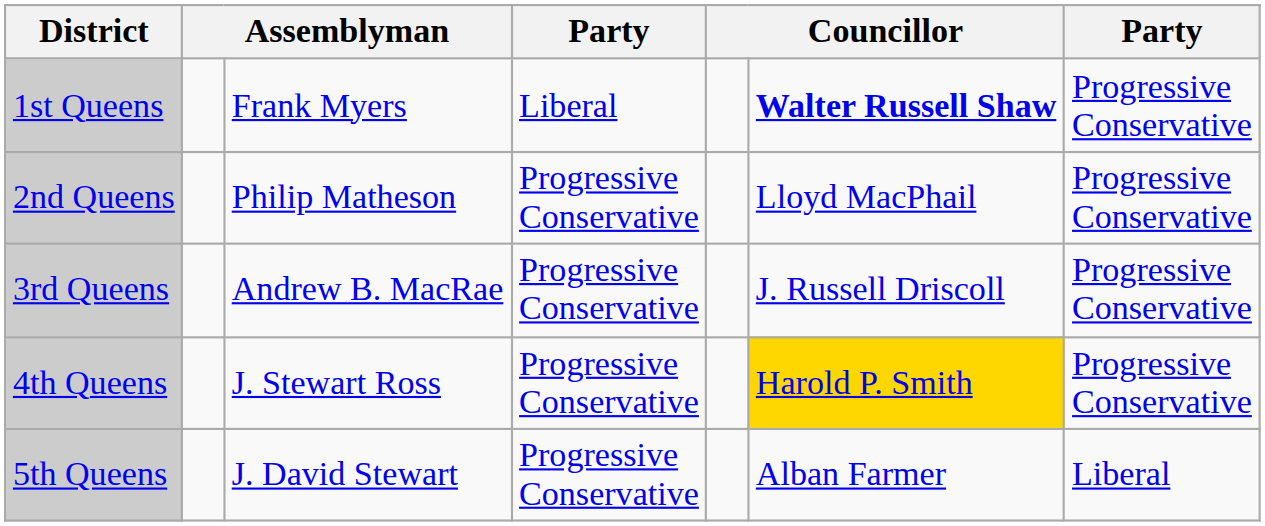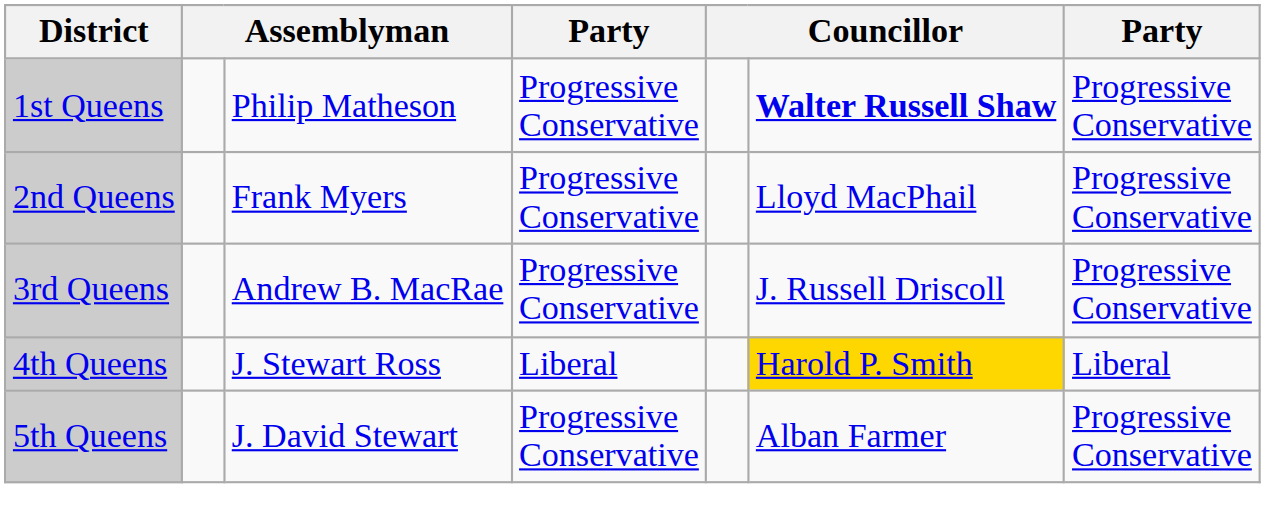(319, 104) Frank Myers -> (344, 104) Philip Matheson
(568, 104) Liberal -> (609, 104) Progressive Conservative
(344, 197) Philip Matheson -> (319, 197) Frank Myers
(609, 381) Progressive Conservative -> (568, 362) Liberal
(1162, 381) Progressive Conservative -> (1121, 362) Liberal
(1121, 474) Liberal -> (1162, 435) Progressive Conservative
